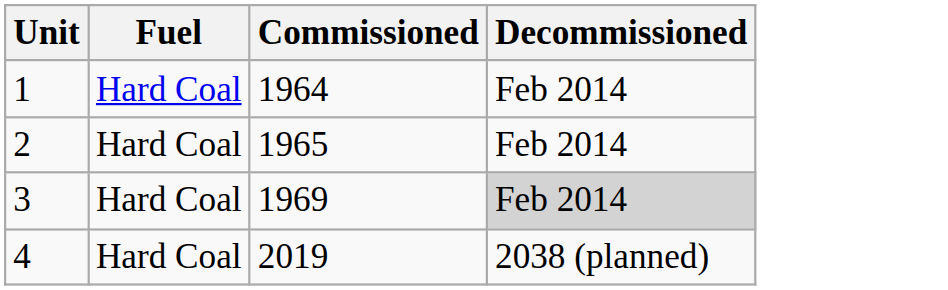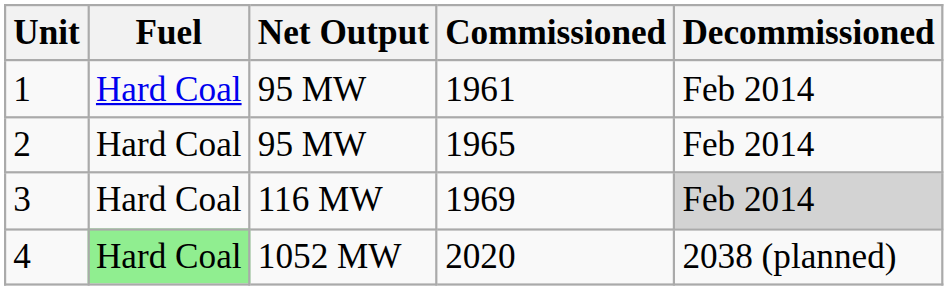+ column: (343, 32)
(293, 88) 1964 -> (480, 88) 1961
(169, 255) no background -> (169, 255) lightgreen background
(293, 255) 2019 -> (480, 255) 2020
